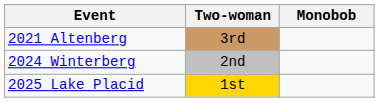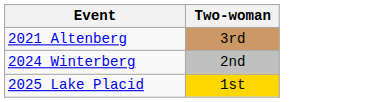- column: (327, 16)
